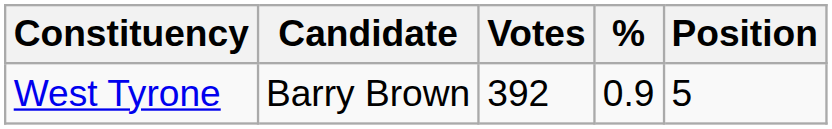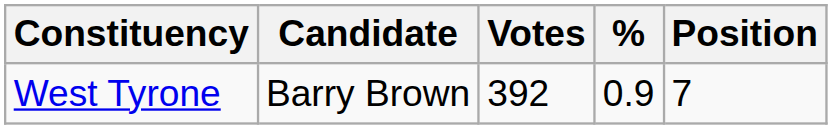(682, 92) 5 -> (682, 92) 7
